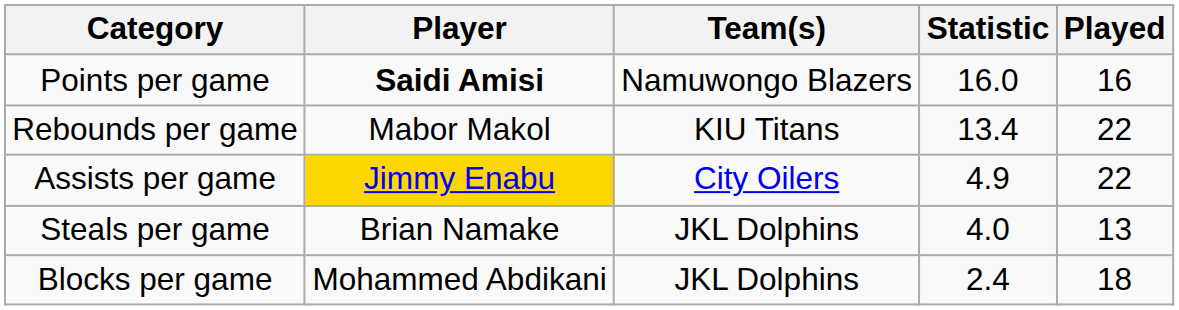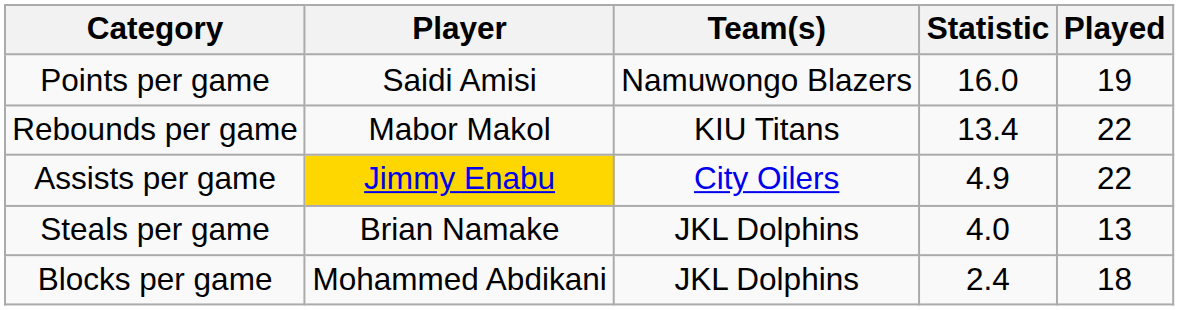(460, 79) bold -> (460, 79) normal
(1115, 79) 16 -> (1115, 79) 19
